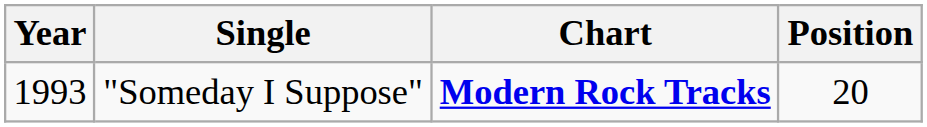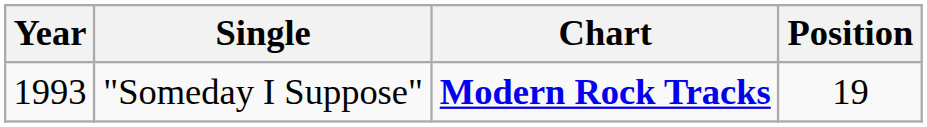(850, 91) 20 -> (850, 91) 19
